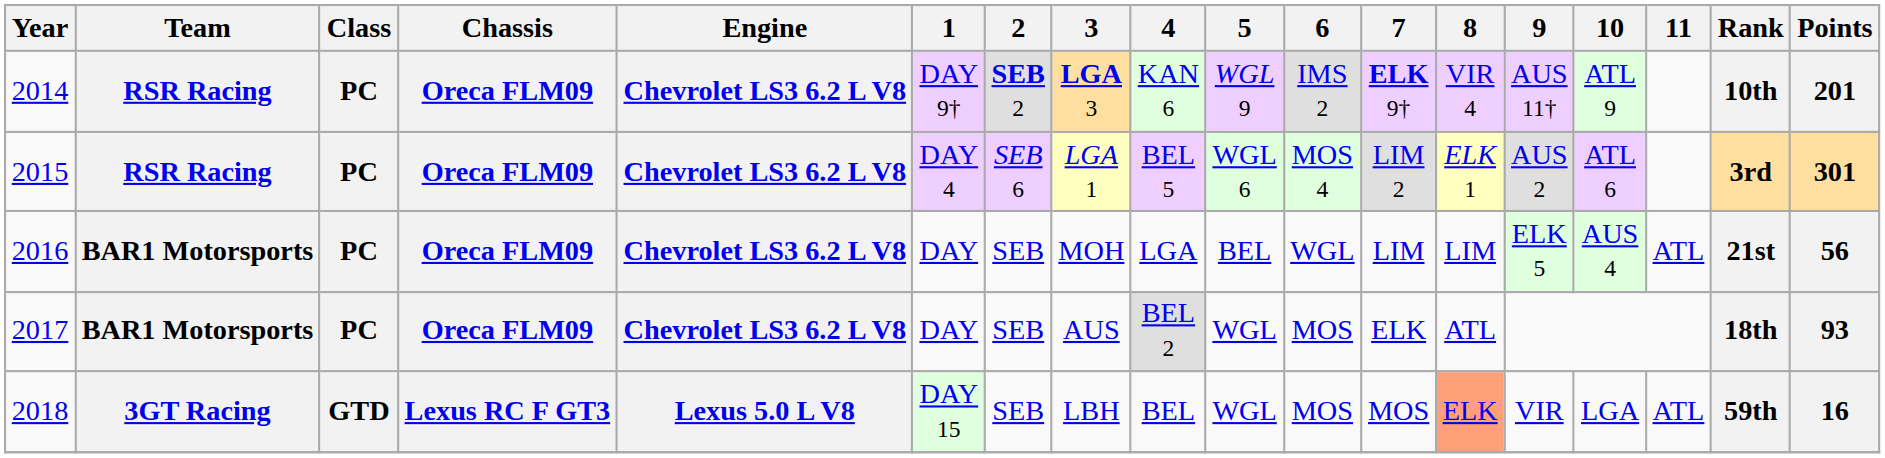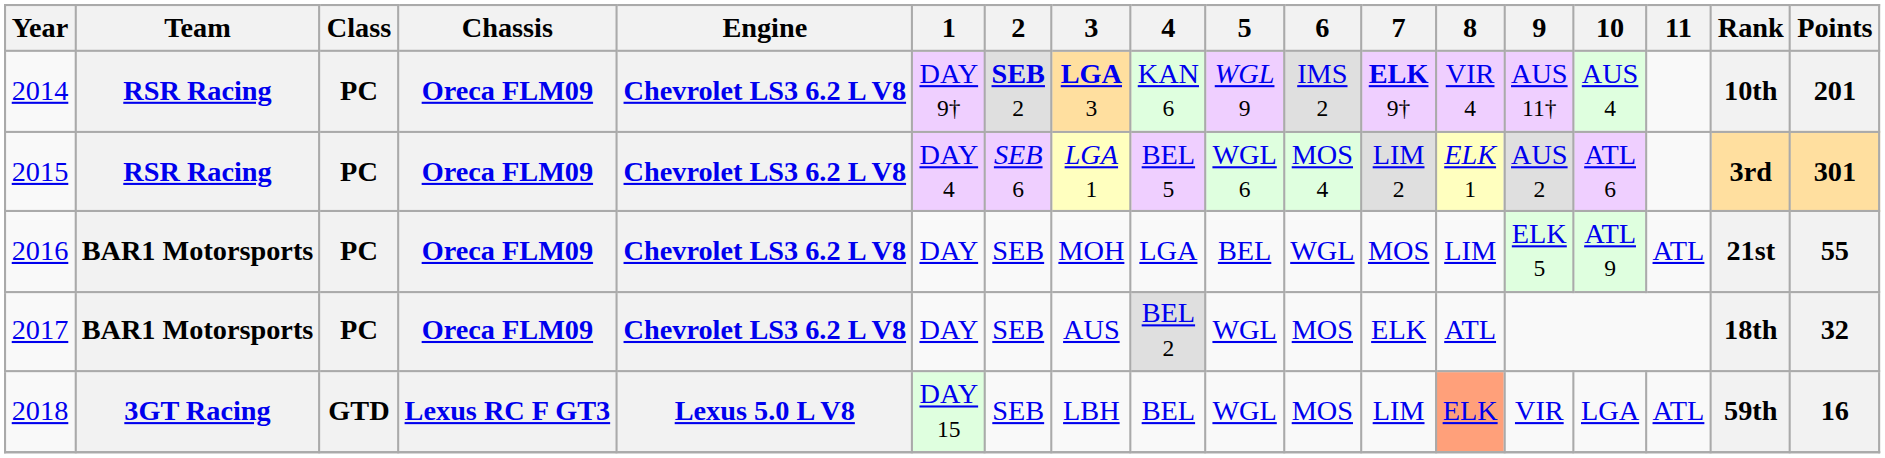(1610, 89) ATL 9 -> (1610, 89) AUS 4
(1399, 250) LIM -> (1399, 250) MOS
(1610, 249) AUS 4 -> (1610, 249) ATL 9
(1835, 250) 56 -> (1835, 250) 55
(1835, 330) 93 -> (1835, 330) 32
(1399, 410) MOS -> (1399, 410) LIM
